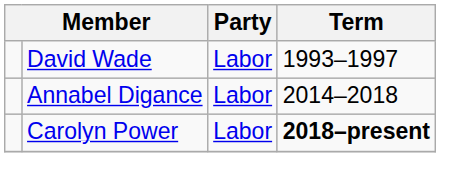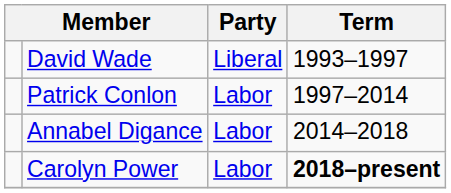(243, 59) Labor -> (248, 59) Liberal
+ row: (102, 95)
